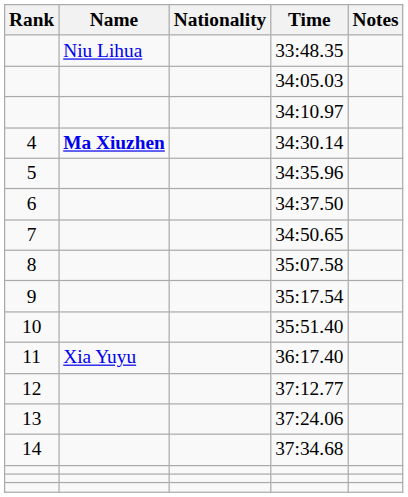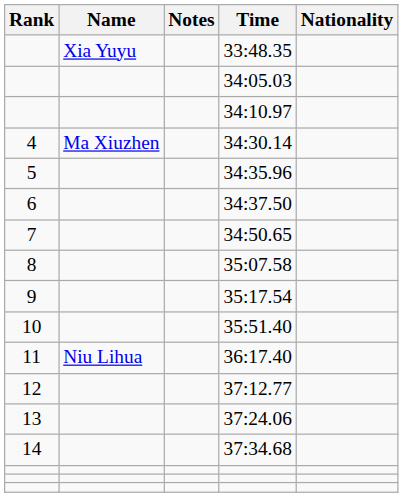columns swapped: (220, 19) <-> (376, 19)
(103, 50) Niu Lihua -> (100, 50) Xia Yuyu
(114, 142) bold -> (111, 142) normal
(100, 357) Xia Yuyu -> (103, 357) Niu Lihua
